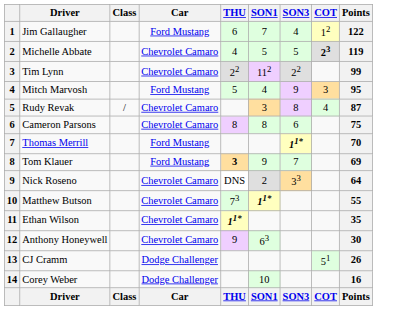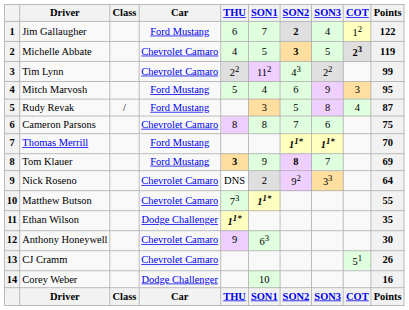+ column: (296, 12)
(180, 107) Chevrolet Camaro -> (180, 107) Ford Mustang
(180, 220) Chevrolet Camaro -> (180, 220) Dodge Challenger
(180, 260) Dodge Challenger -> (180, 260) Chevrolet Camaro
